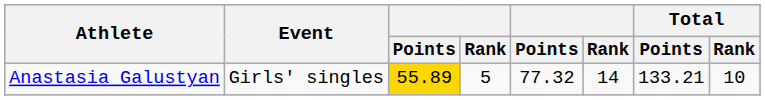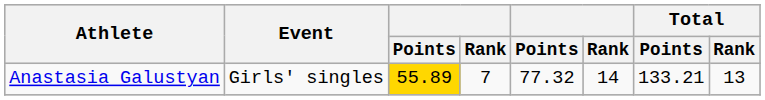(486, 79) 5 -> (486, 79) 7
(734, 79) 10 -> (734, 79) 13
